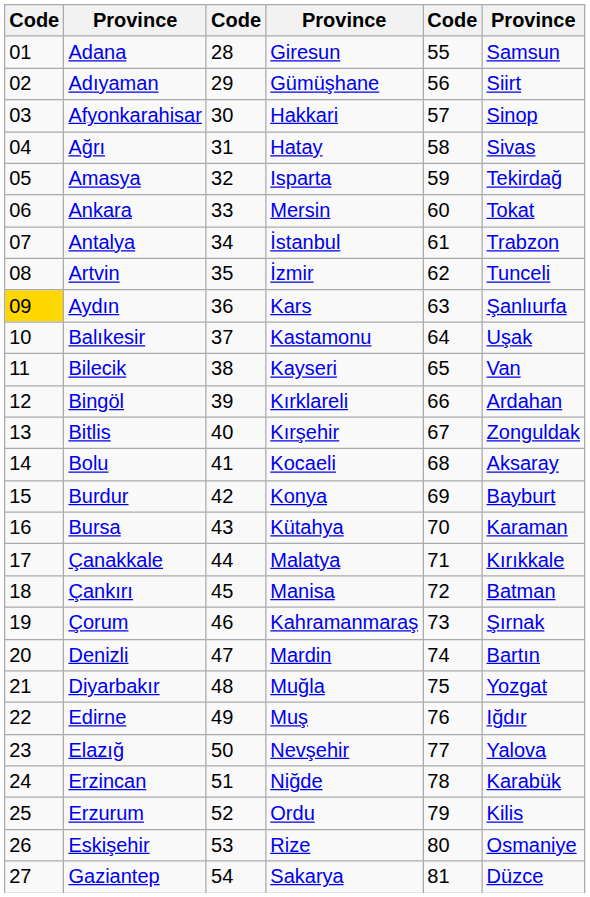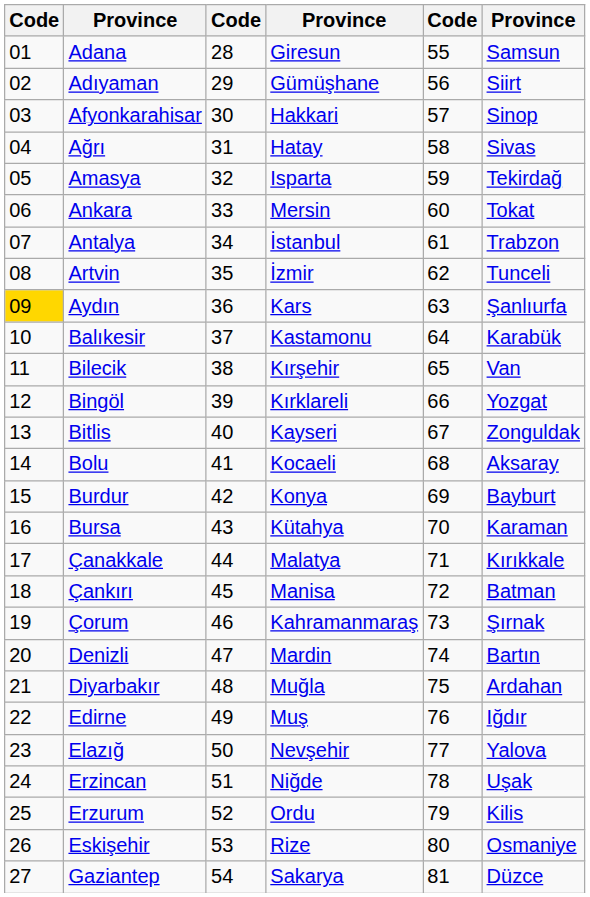(509, 337) Uşak -> (524, 337) Karabük
(304, 369) Kayseri -> (305, 369) Kırşehir
(524, 400) Ardahan -> (517, 400) Yozgat
(305, 432) Kırşehir -> (304, 432) Kayseri
(517, 686) Yozgat -> (524, 686) Ardahan
(524, 781) Karabük -> (509, 781) Uşak
